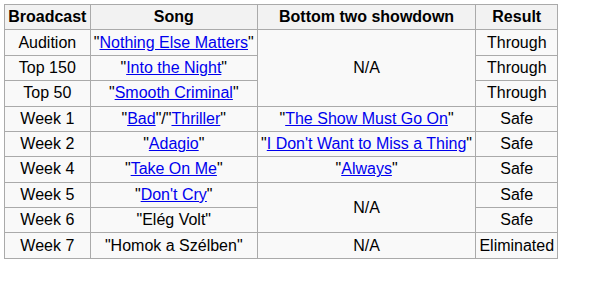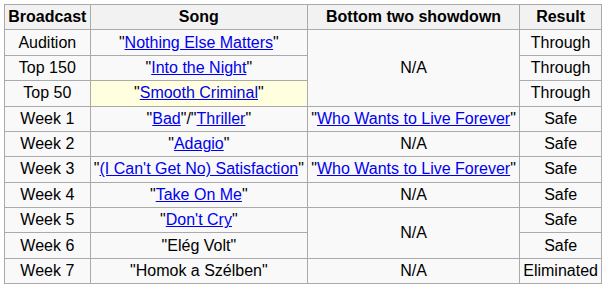(174, 93) no background -> (199, 93) lightyellow background
(367, 118) "The Show Must Go On" -> (414, 118) "Who Wants to Live Forever"
(367, 144) "I Don't Want to Miss a Thing" -> (414, 144) N/A
+ row: (47, 169)
(367, 169) "Always" -> (414, 194) N/A
